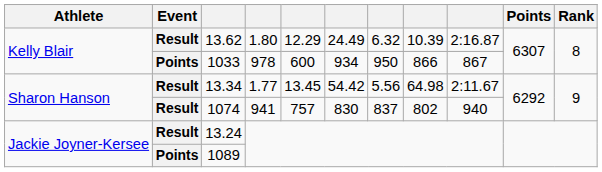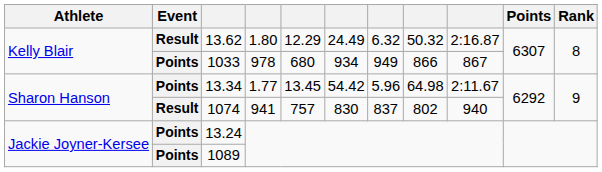(425, 40) 10.39 -> (425, 40) 50.32
(303, 63) 600 -> (303, 63) 680
(386, 63) 950 -> (386, 63) 949
(177, 86) Result -> (177, 86) Points
(386, 86) 5.56 -> (386, 86) 5.96
(177, 133) Result -> (177, 133) Points
